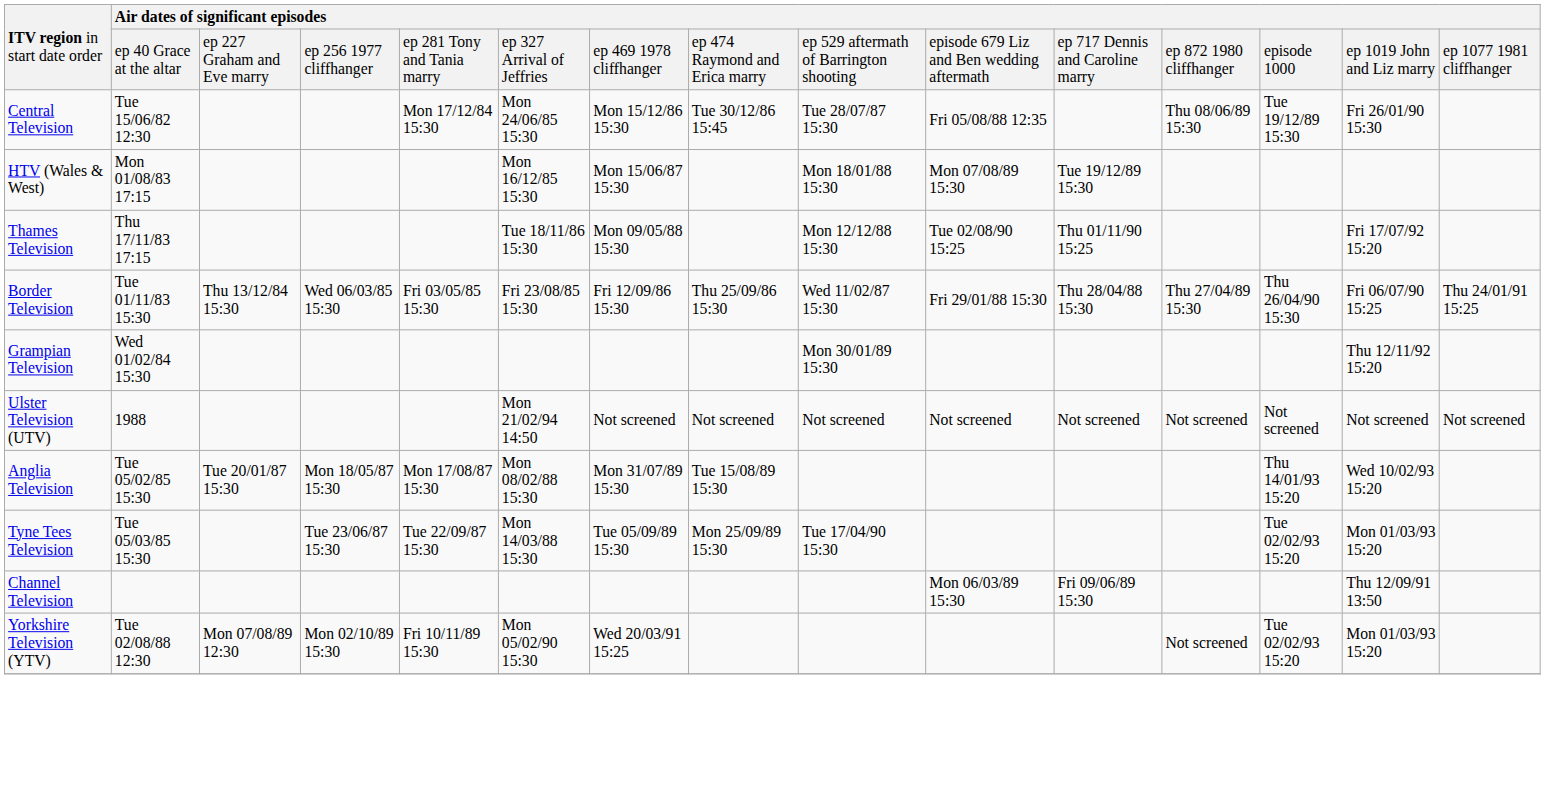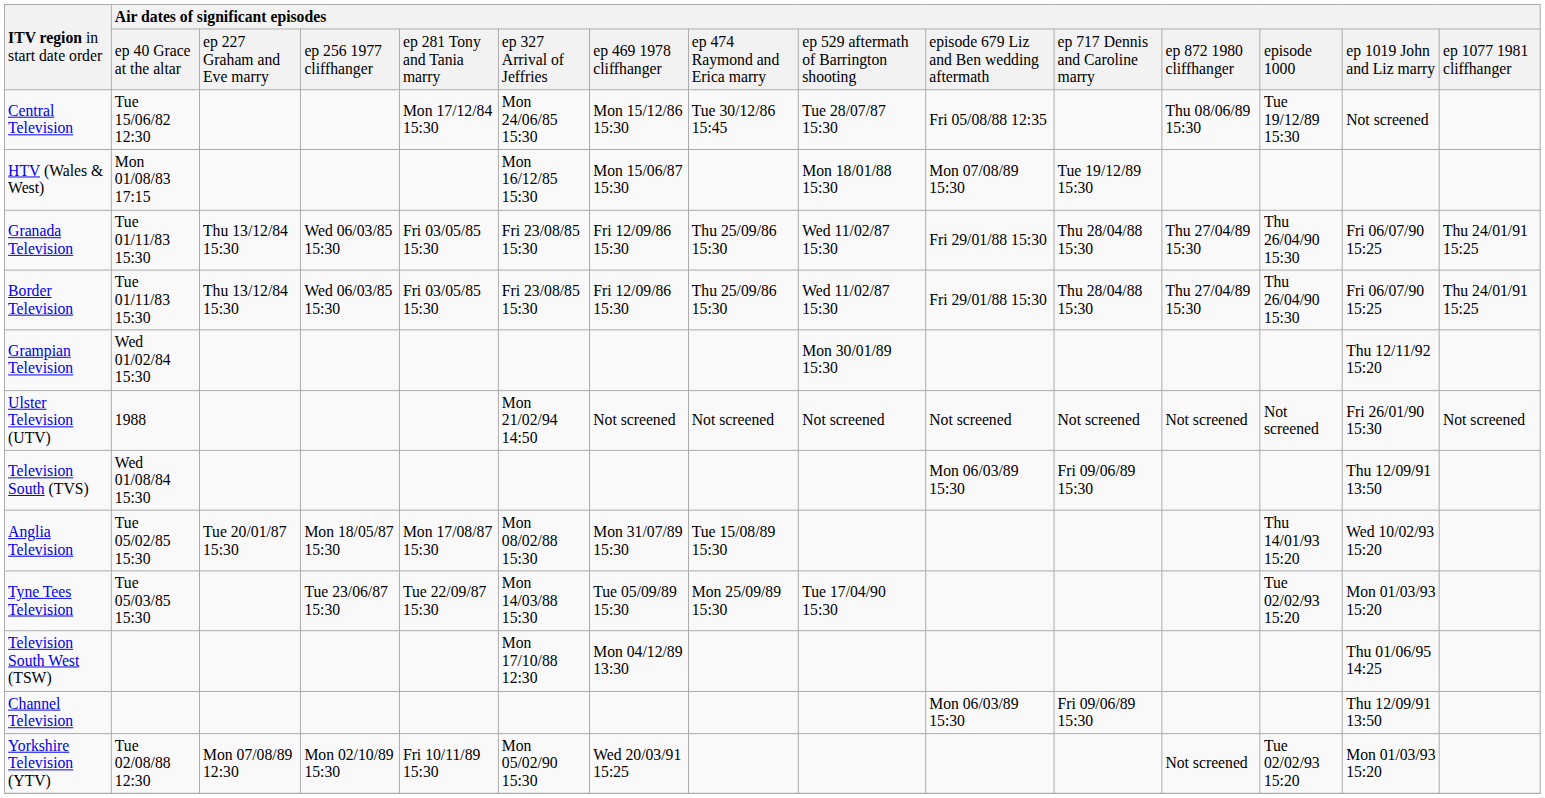(1385, 119) Fri 26/01/90 15:30 -> (1387, 119) Not screened
- row: (41, 239)
+ row: (41, 239)
(1387, 420) Not screened -> (1385, 420) Fri 26/01/90 15:30
+ row: (48, 480)
+ row: (44, 660)
